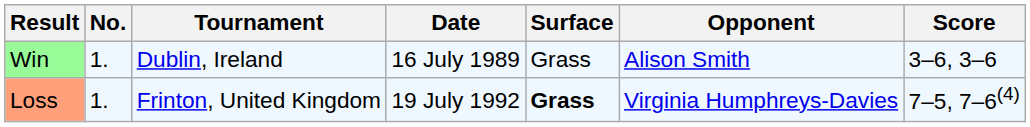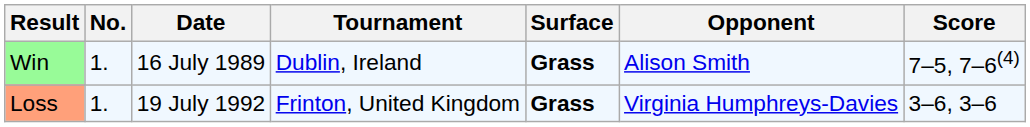columns swapped: (456, 22) <-> (259, 22)
(561, 59) normal -> (563, 62) bold
(953, 59) 3–6, 3–6 -> (964, 62) 7–5, 7–6(4)
(964, 98) 7–5, 7–6(4) -> (953, 102) 3–6, 3–6
